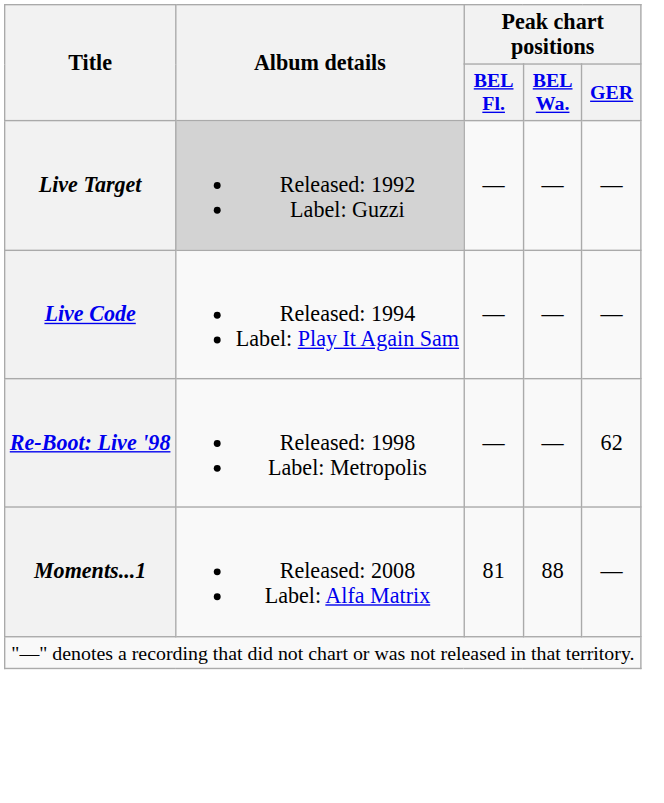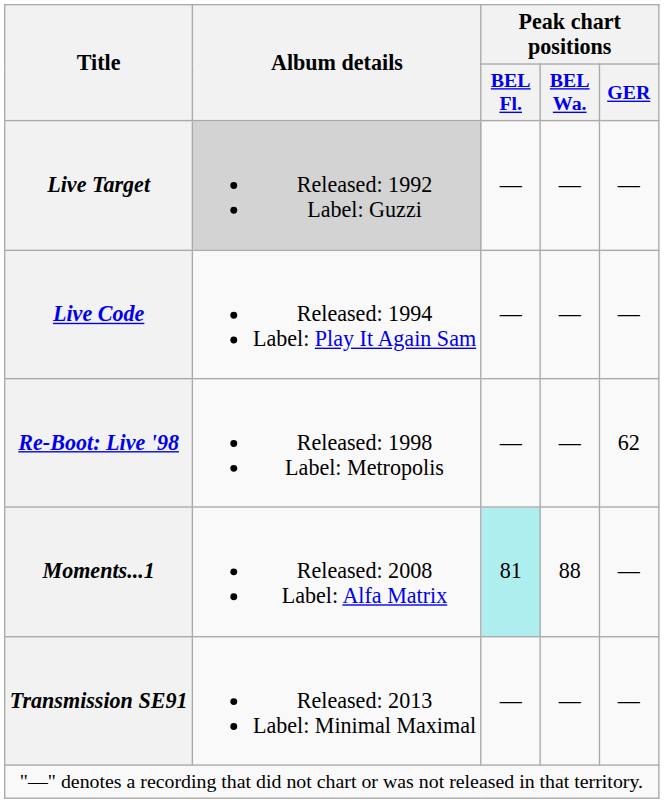(494, 571) no background -> (511, 571) paleturquoise background
+ row: (99, 700)
